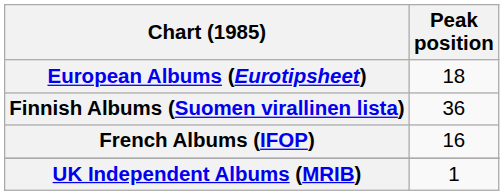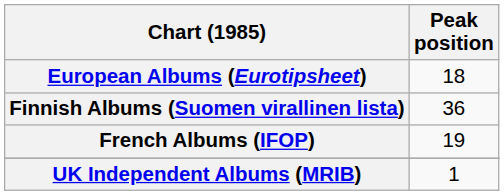(454, 141) 16 -> (454, 141) 19
